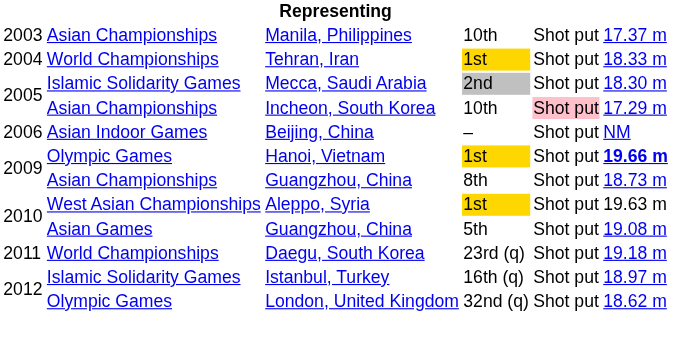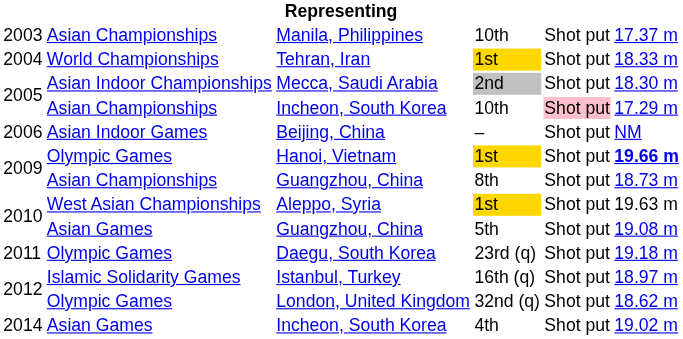(144, 83) Islamic Solidarity Games -> (159, 83) Asian Indoor Championships
(133, 253) World Championships -> (109, 253) Olympic Games
+ row: (361, 325)
